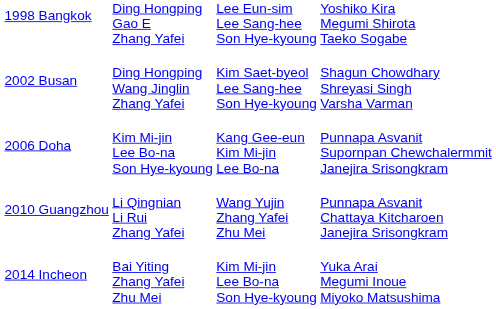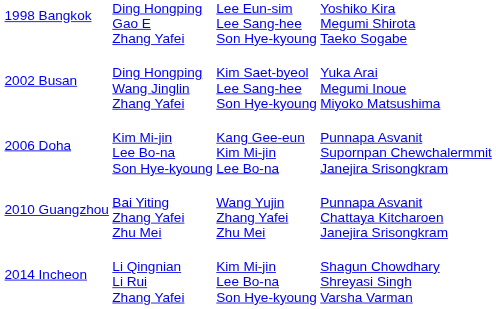(380, 88) Shagun Chowdhary Shreyasi Singh Varsha Varman -> (380, 88) Yuka Arai Megumi Inoue Miyoko Matsushima
(148, 217) Li Qingnian Li Rui Zhang Yafei -> (148, 217) Bai Yiting Zhang Yafei Zhu Mei
(148, 282) Bai Yiting Zhang Yafei Zhu Mei -> (148, 282) Li Qingnian Li Rui Zhang Yafei
(380, 282) Yuka Arai Megumi Inoue Miyoko Matsushima -> (380, 282) Shagun Chowdhary Shreyasi Singh Varsha Varman
